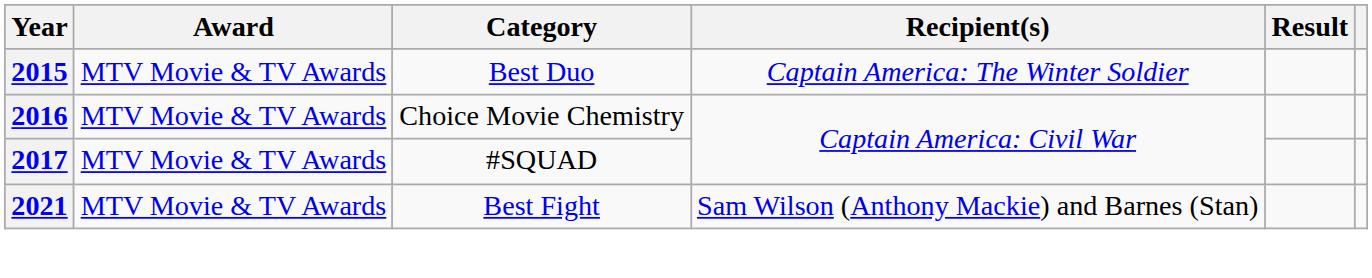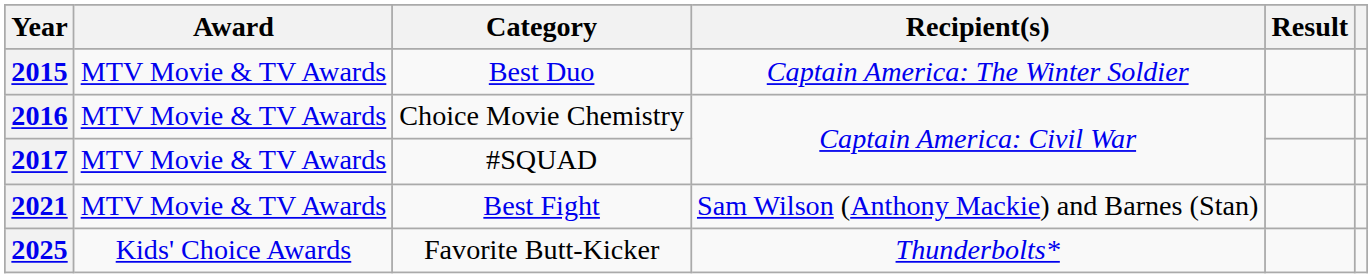+ row: (40, 250)
